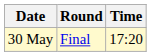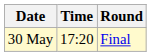columns swapped: (126, 16) <-> (81, 16)
